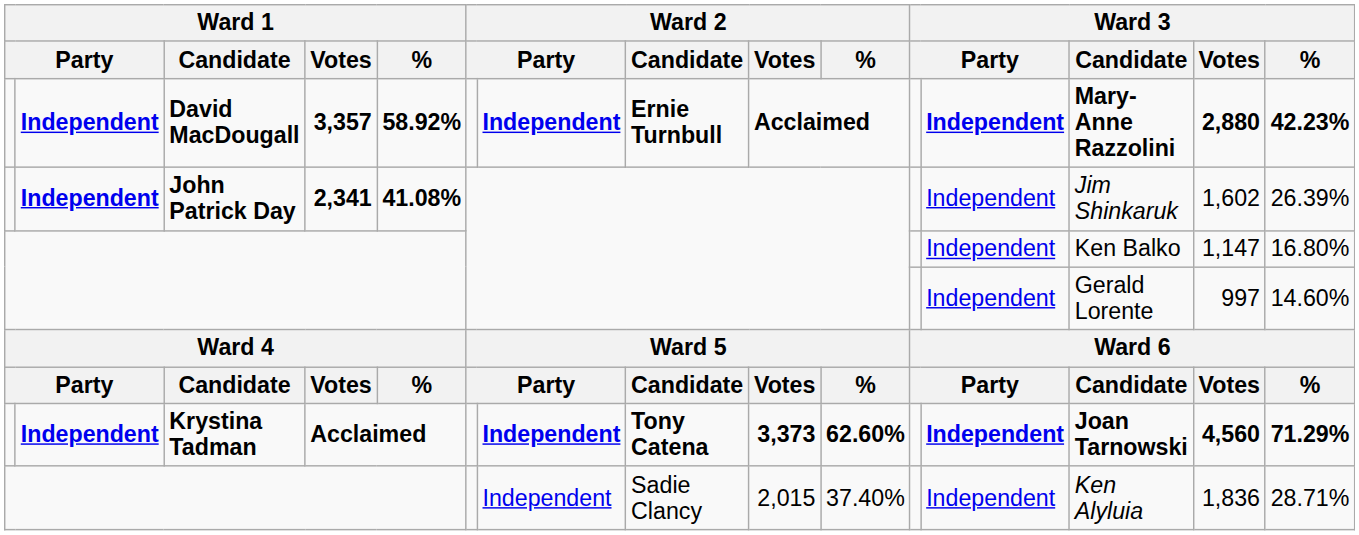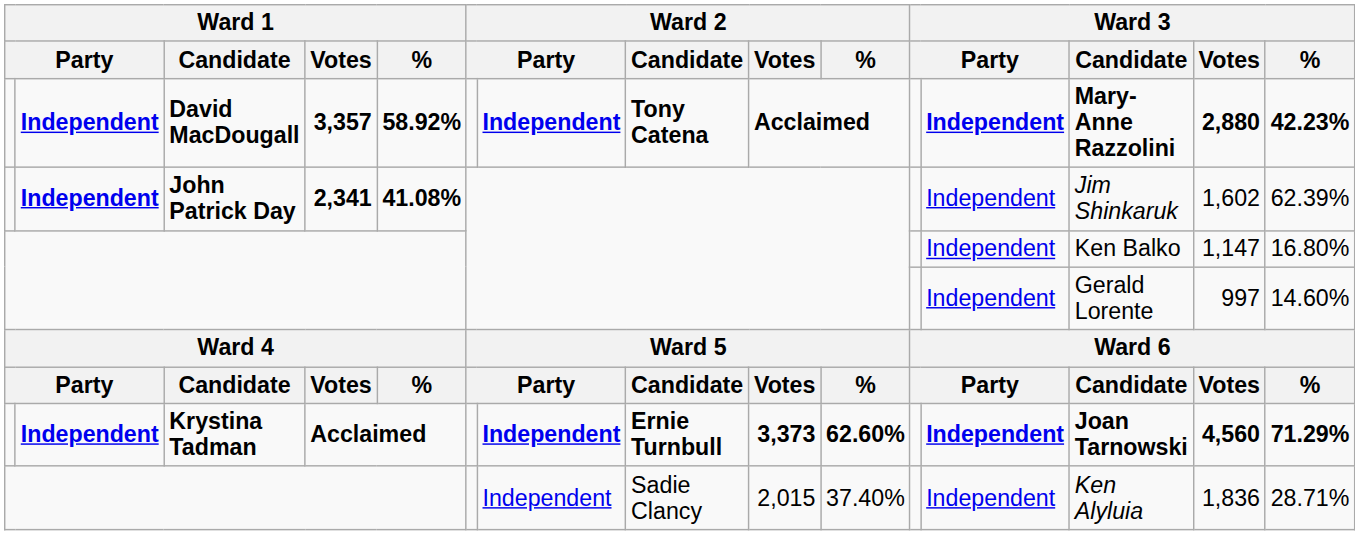(677, 122) Ernie Turnbull -> (670, 122) Tony Catena
(1310, 198) 26.39% -> (1310, 198) 62.39%
(670, 434) Tony Catena -> (677, 434) Ernie Turnbull
